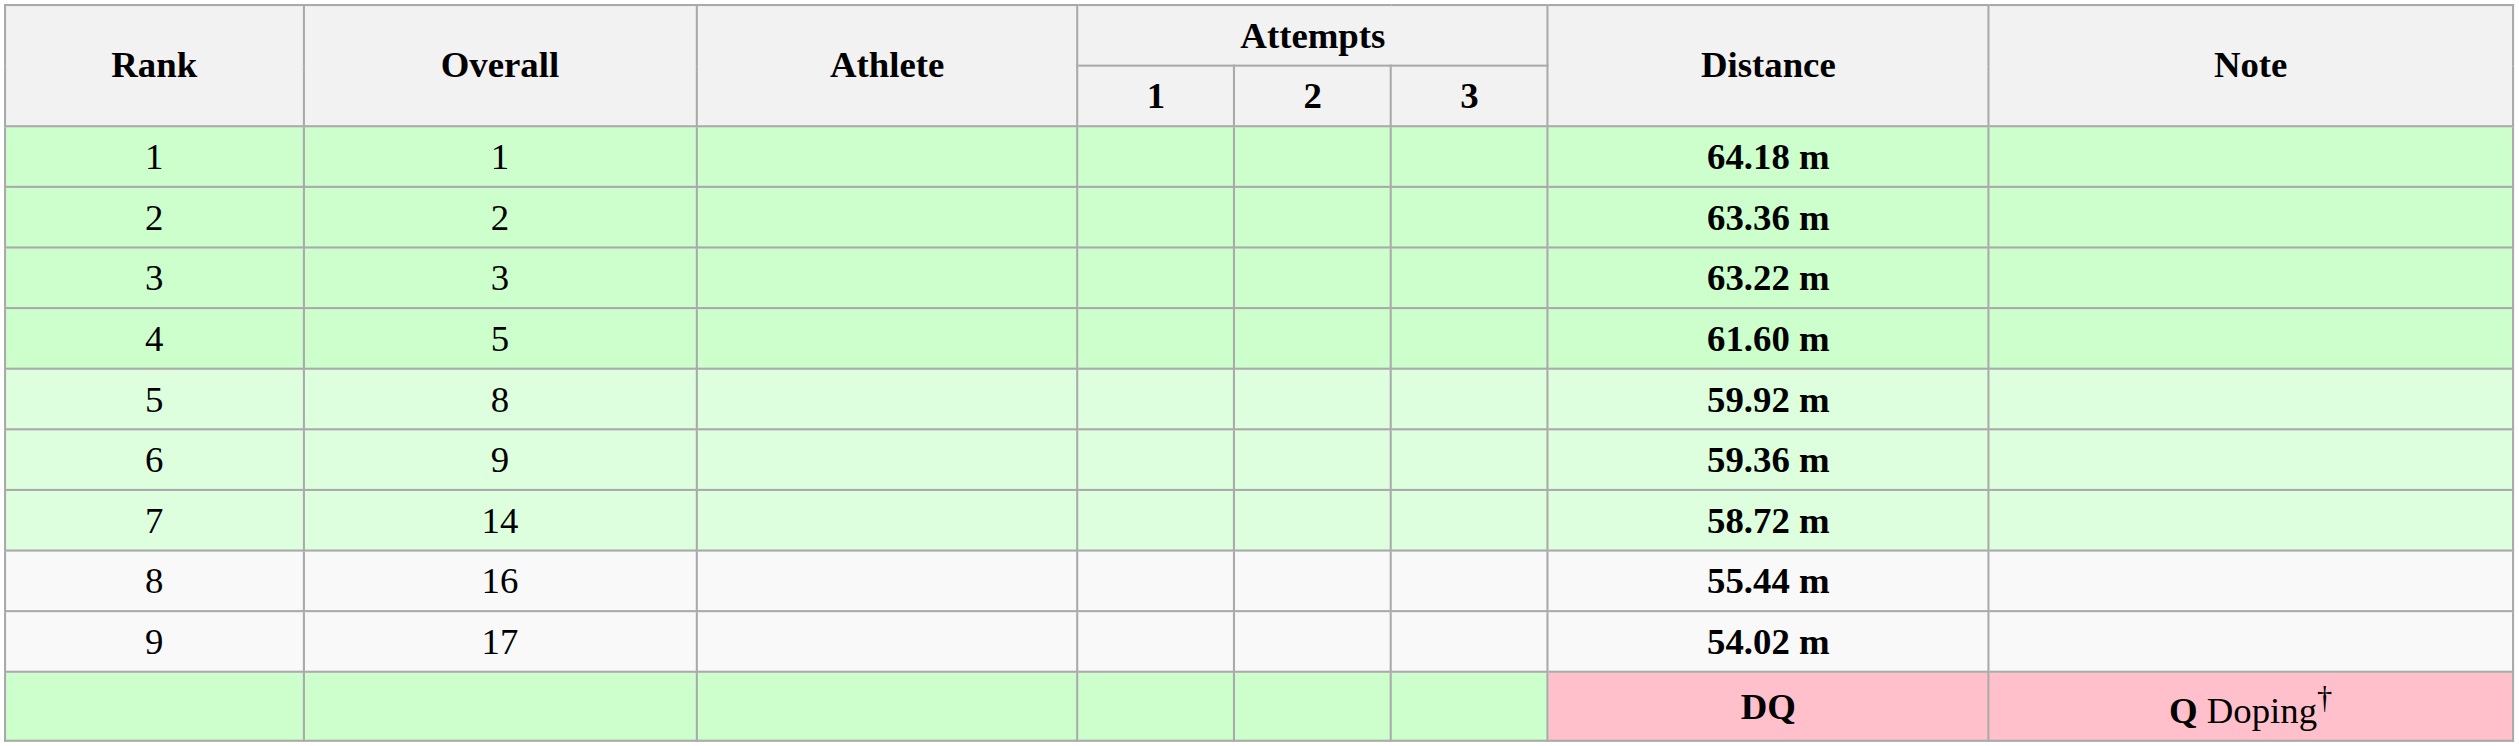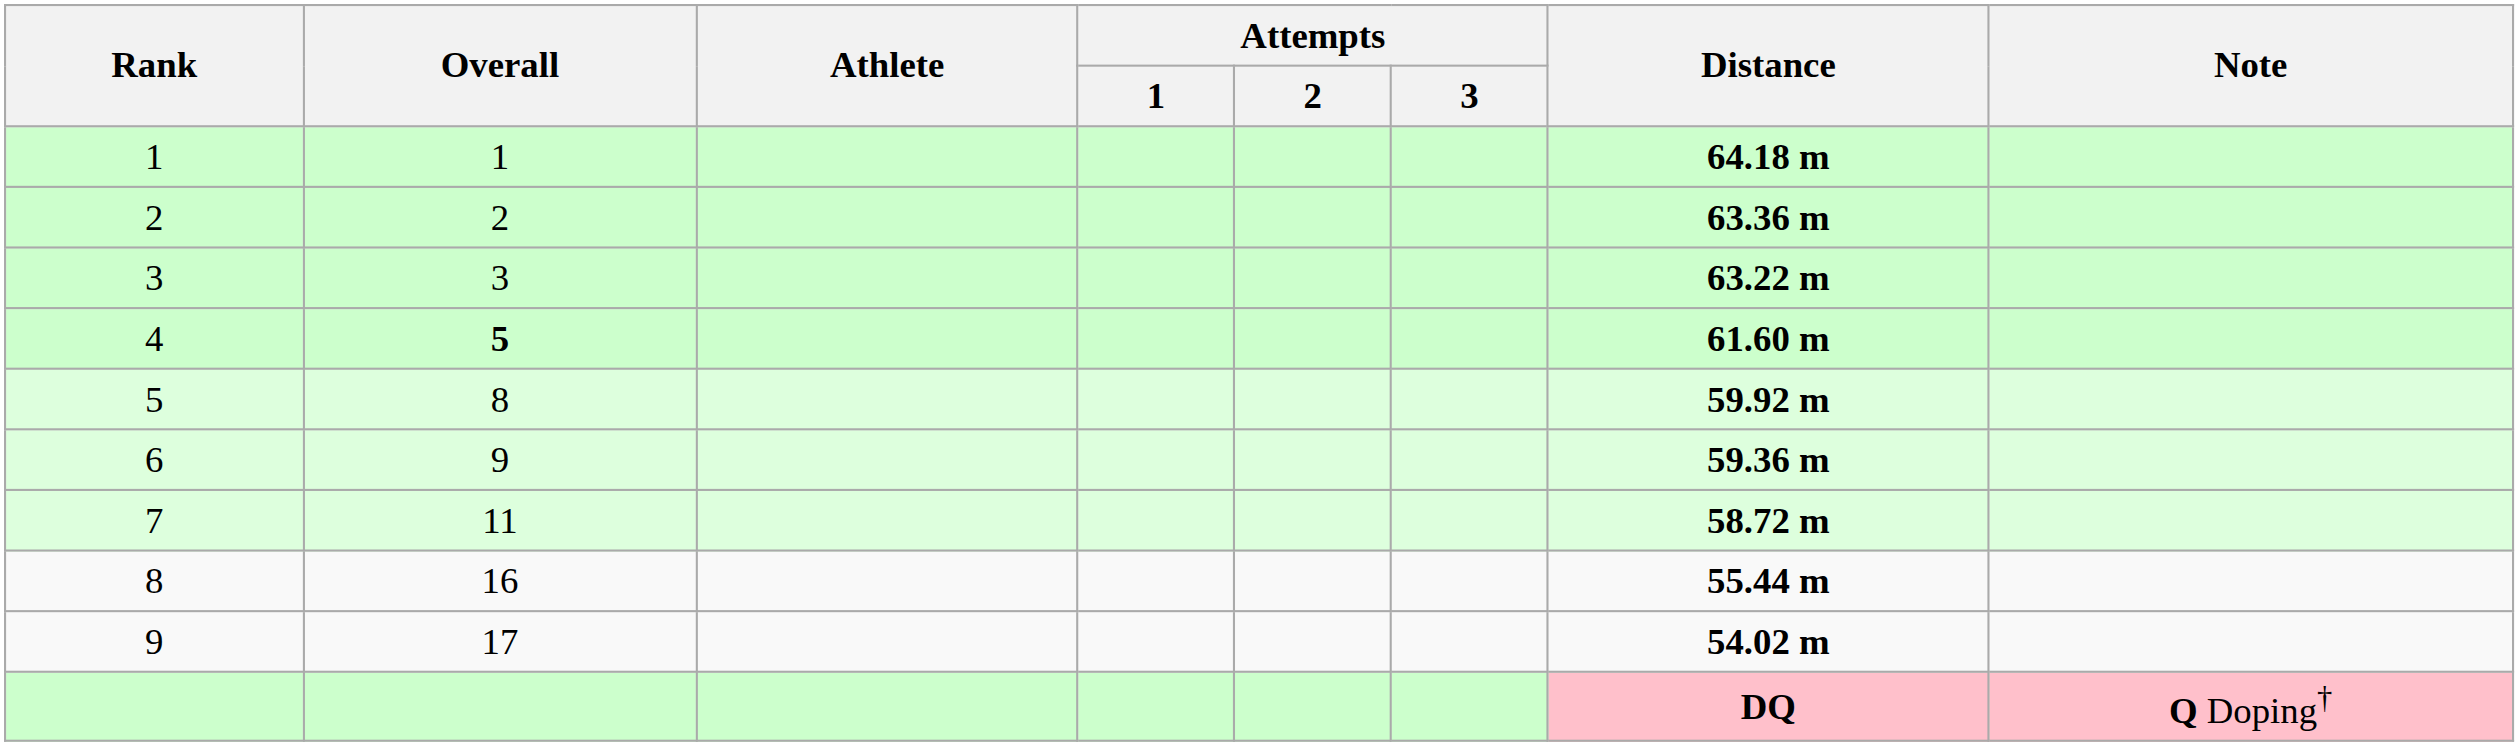(500, 337) normal -> (500, 337) bold
(500, 519) 14 -> (500, 519) 11
